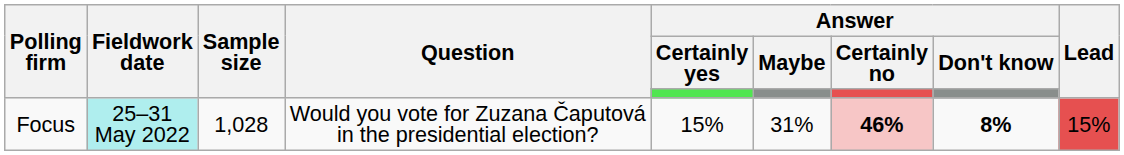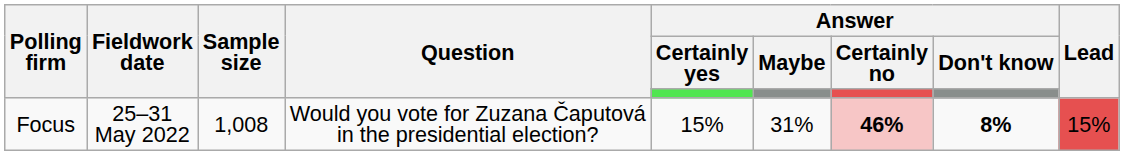(142, 125) paleturquoise background -> (142, 125) no background
(241, 125) 1,028 -> (241, 125) 1,008
